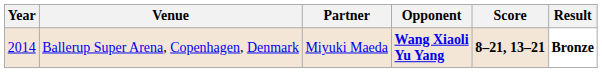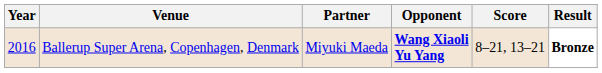(22, 47) 2014 -> (22, 47) 2016
(510, 47) bold -> (510, 47) normal
